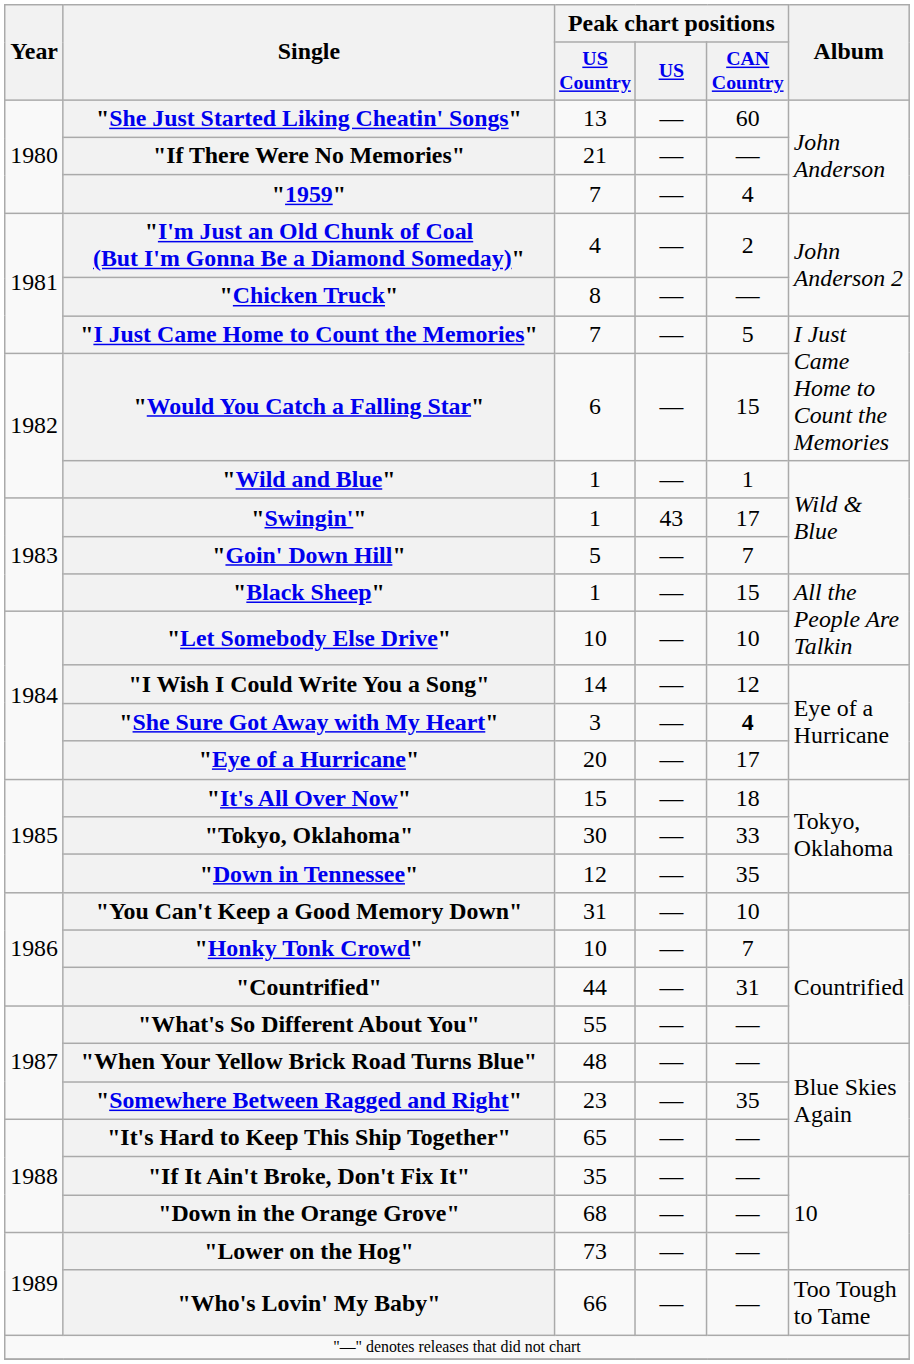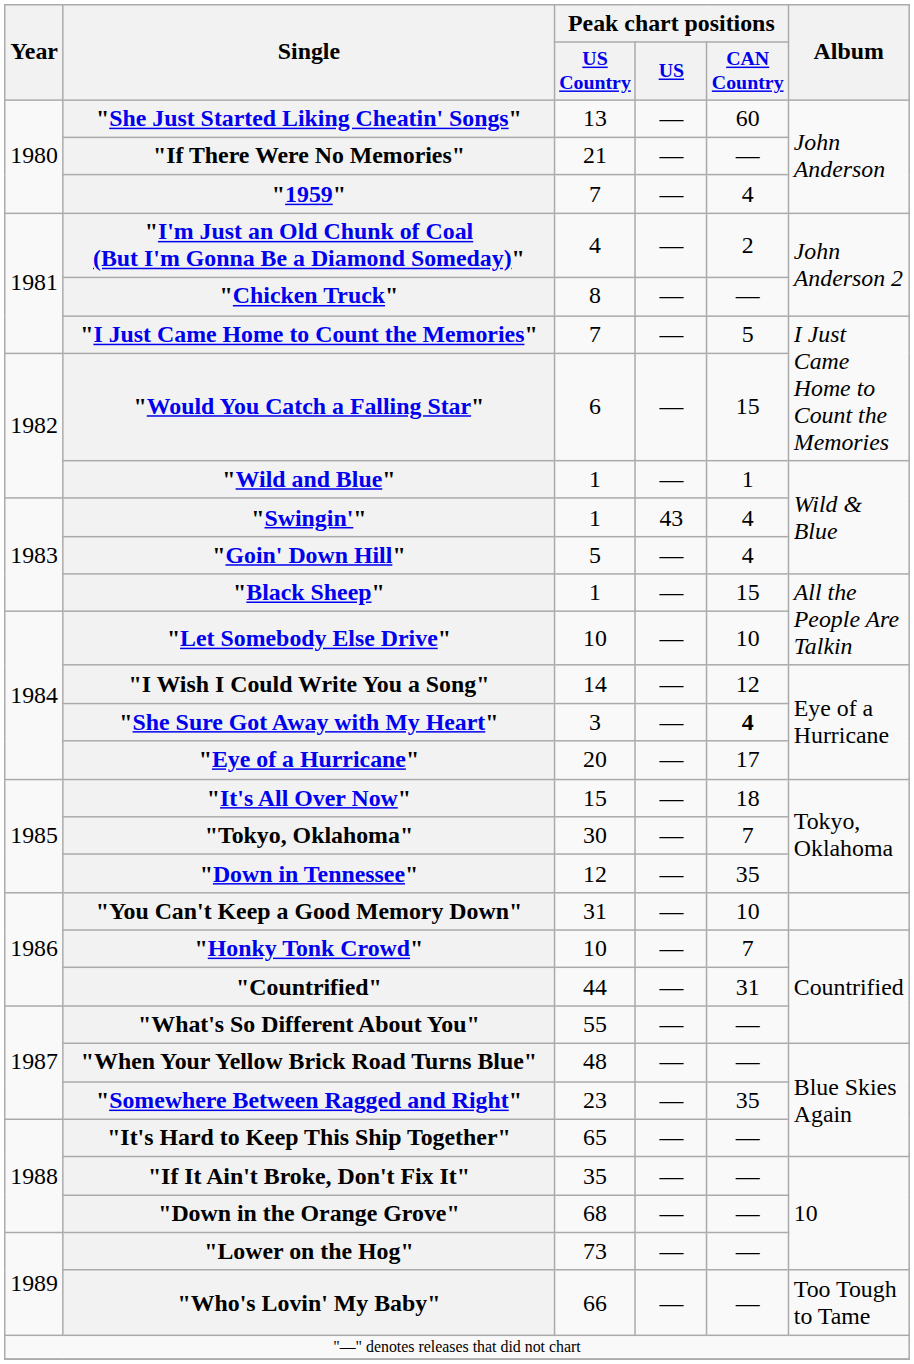(748, 517) 17 -> (748, 517) 4
(748, 554) 7 -> (748, 554) 4
(748, 835) 33 -> (748, 835) 7
